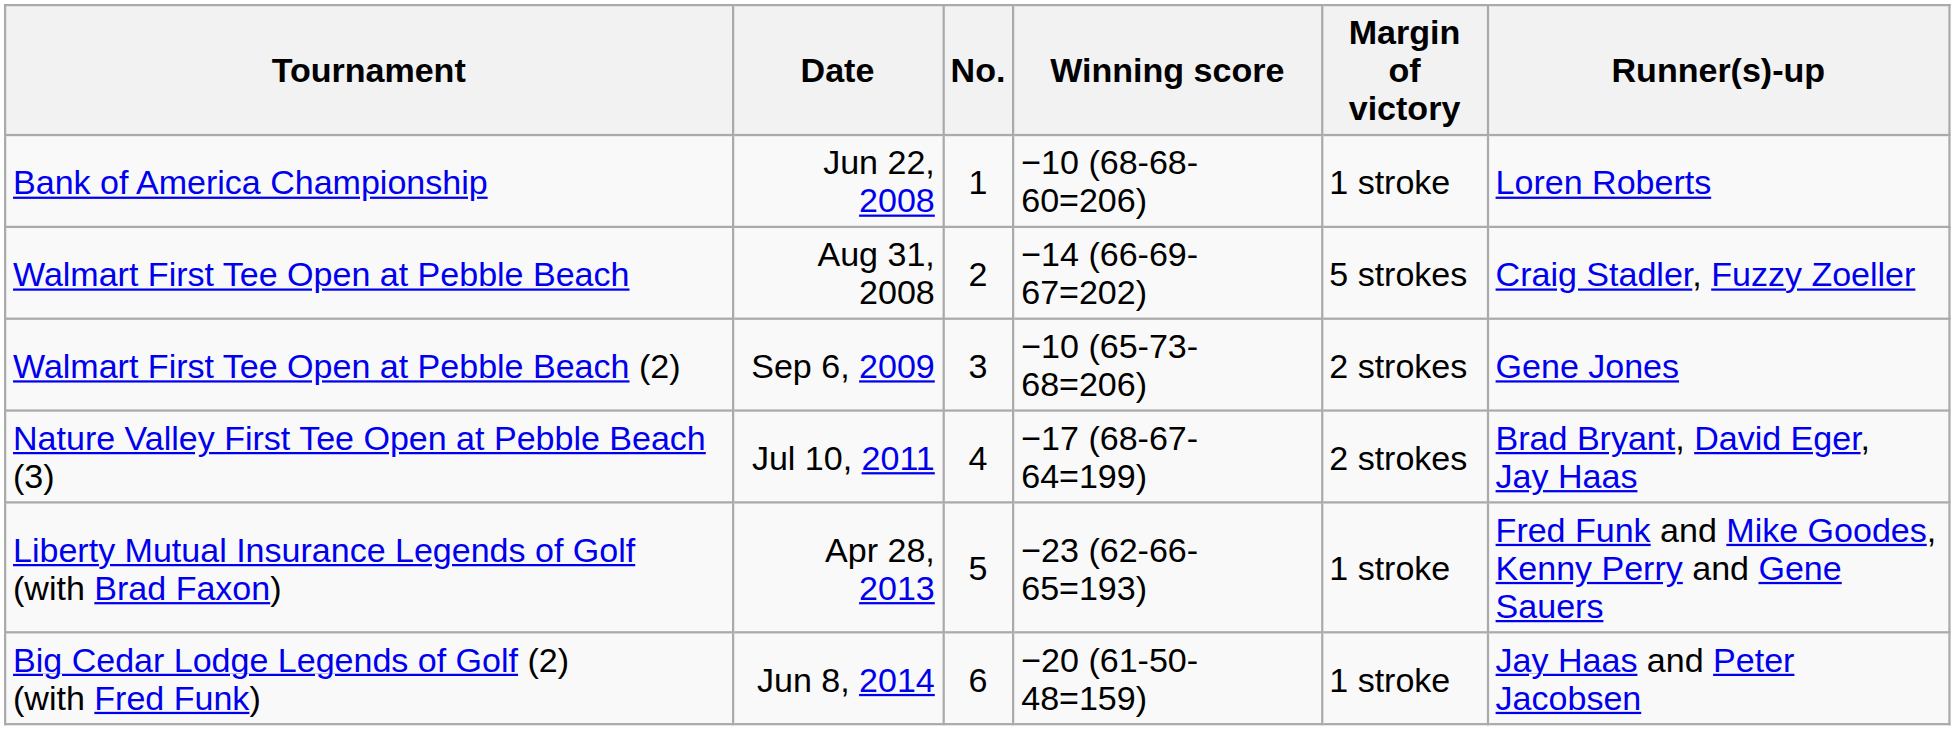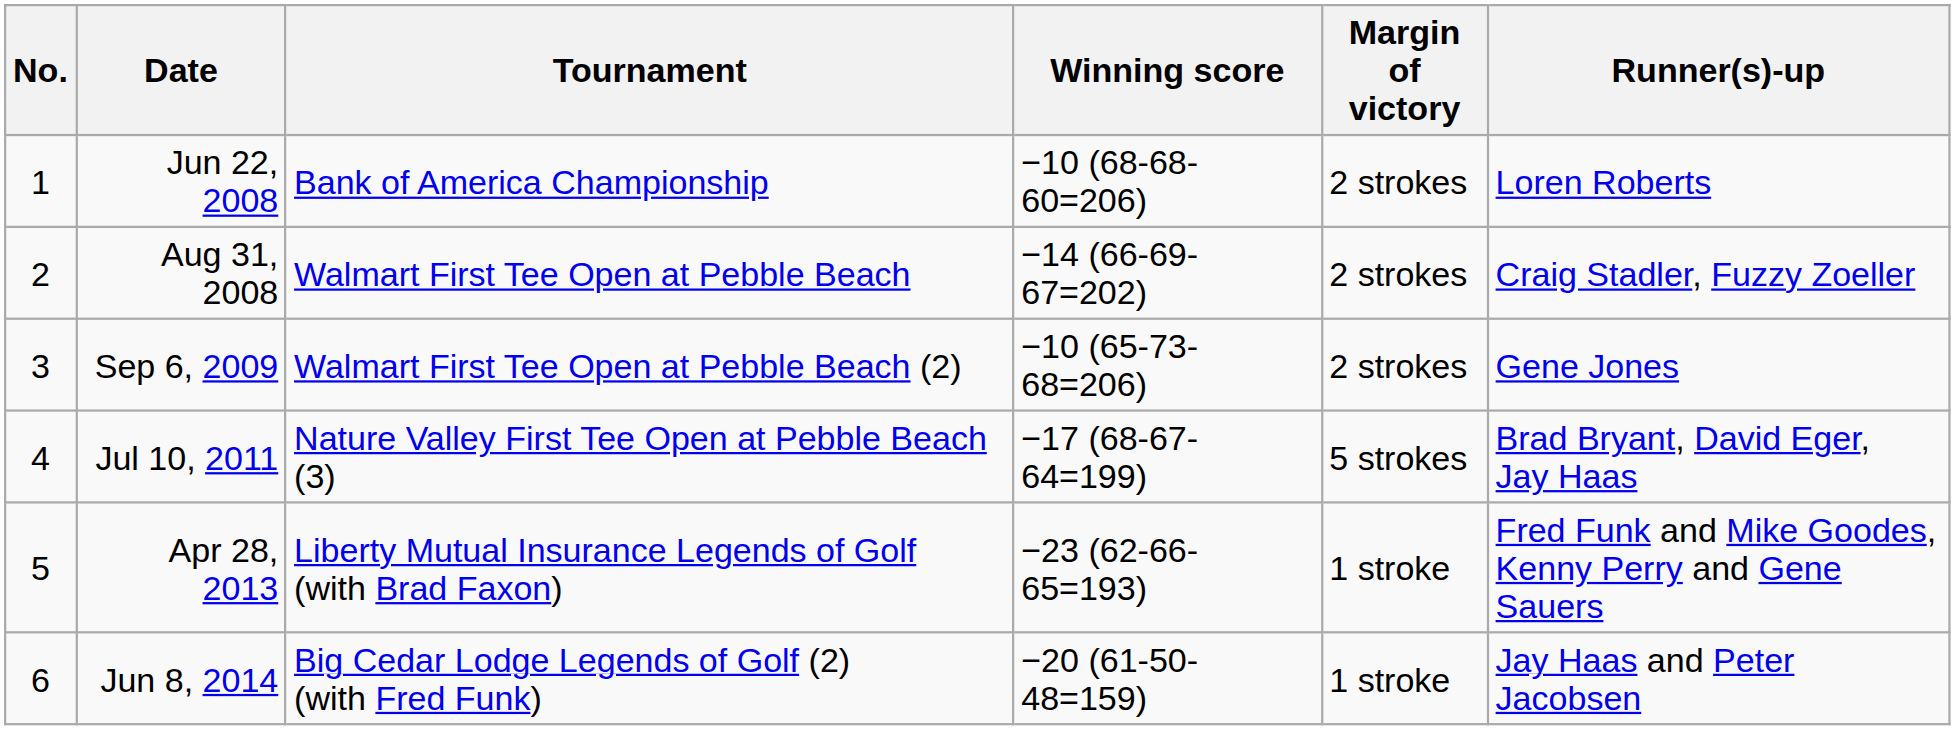columns swapped: (978, 70) <-> (369, 70)
(1390, 181) 1 stroke -> (1398, 181) 2 strokes
(1398, 273) 5 strokes -> (1398, 273) 2 strokes
(1398, 457) 2 strokes -> (1398, 457) 5 strokes
